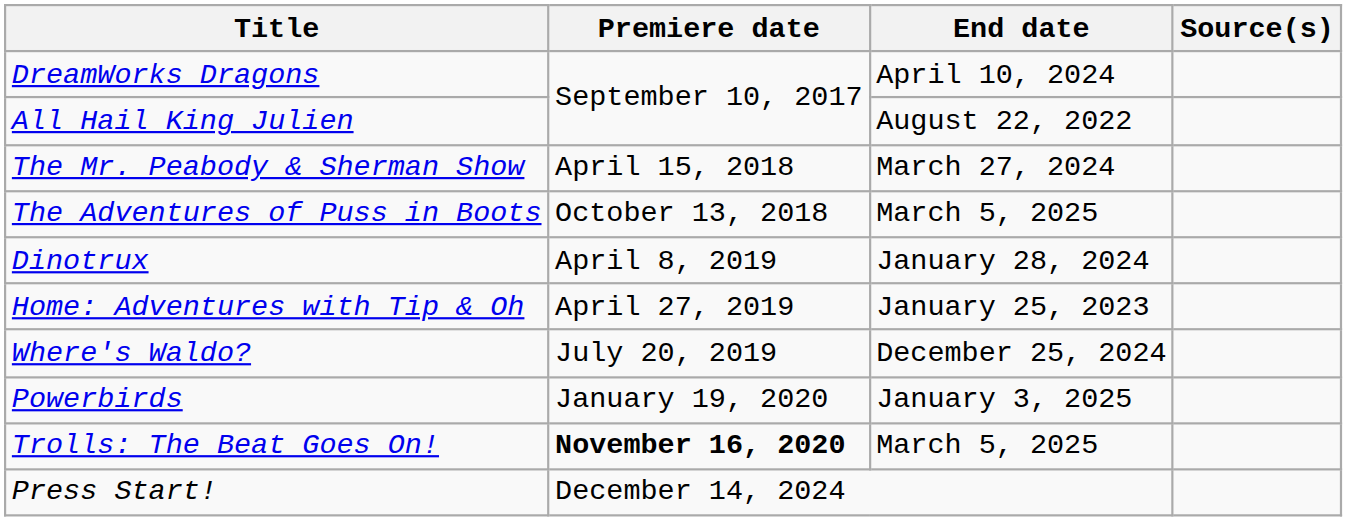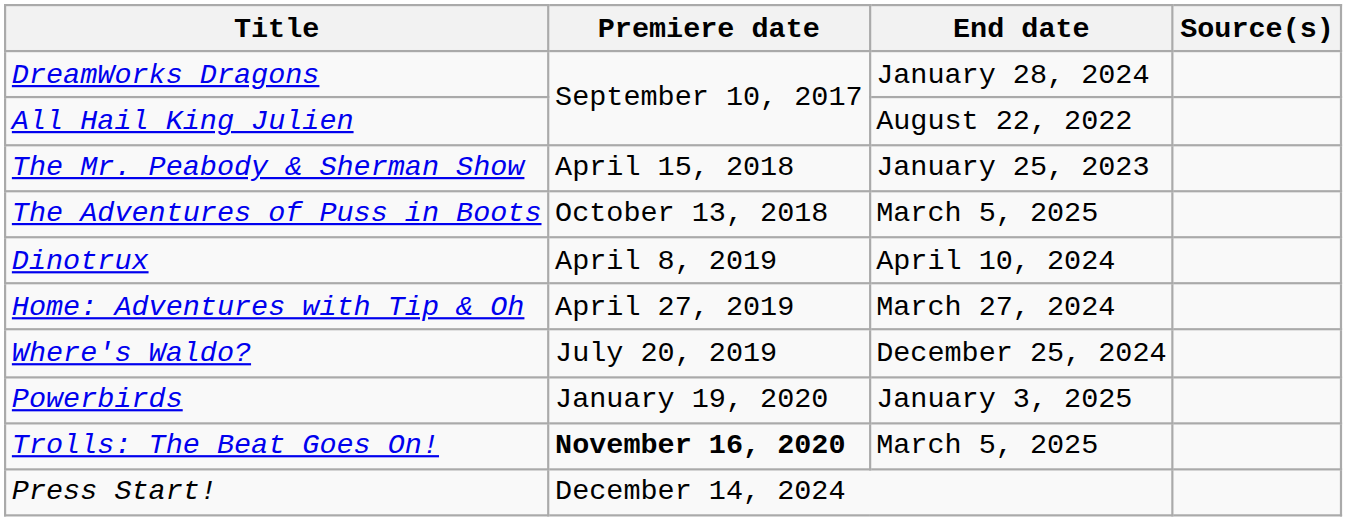(996, 75) April 10, 2024 -> (1013, 75) January 28, 2024
(996, 167) March 27, 2024 -> (1013, 167) January 25, 2023
(1013, 260) January 28, 2024 -> (996, 260) April 10, 2024
(1013, 307) January 25, 2023 -> (996, 307) March 27, 2024
